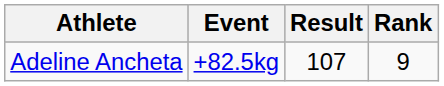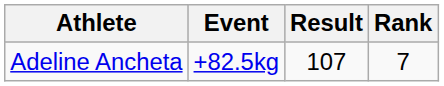(403, 61) 9 -> (403, 61) 7
